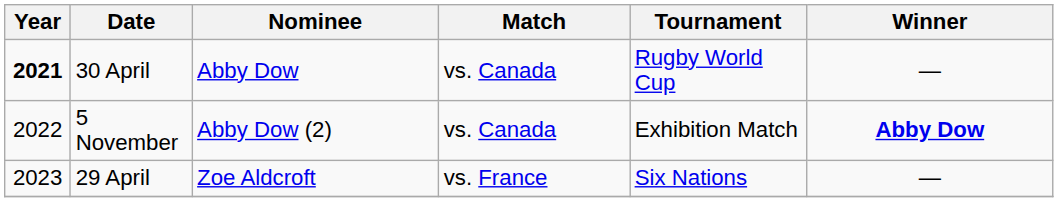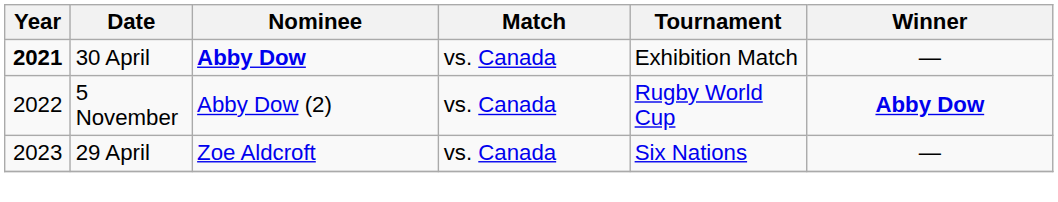(248, 69) normal -> (251, 57) bold
(699, 69) Rugby World Cup -> (716, 57) Exhibition Match
(716, 130) Exhibition Match -> (699, 105) Rugby World Cup
(496, 177) vs. France -> (500, 152) vs. Canada
